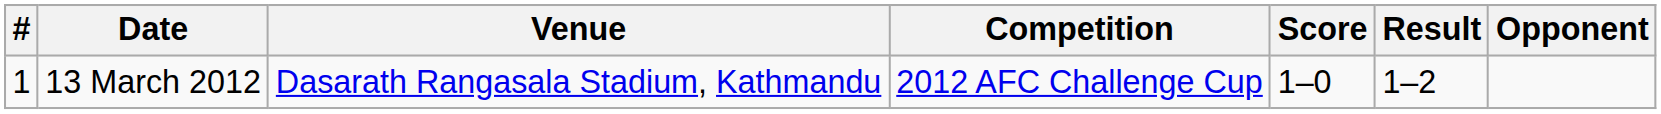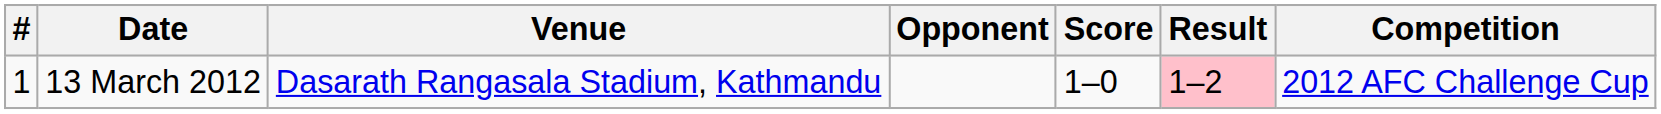columns swapped: (1572, 30) <-> (1080, 30)
(1409, 81) no background -> (1195, 81) pink background
